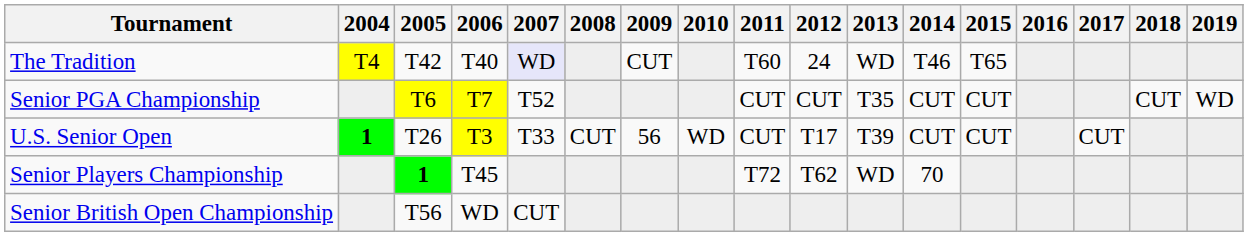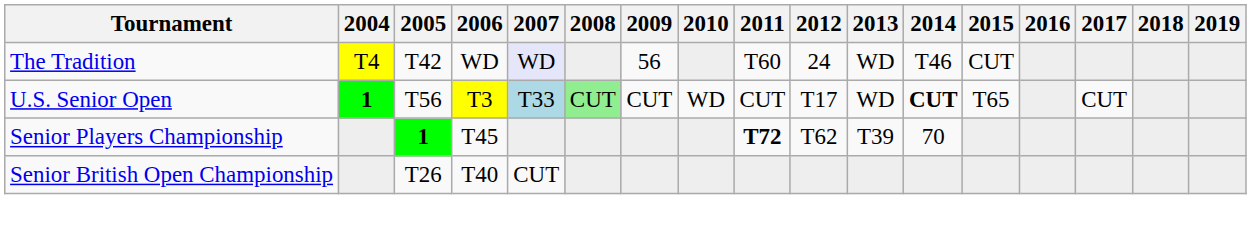(480, 61) T40 -> (480, 61) WD
(649, 61) CUT -> (649, 61) 56
(988, 61) T65 -> (991, 61) CUT
- row: (135, 99)
(423, 137) T26 -> (423, 99) T56
(536, 137) no background -> (536, 99) lightblue background
(593, 137) no background -> (593, 99) lightgreen background
(649, 137) 56 -> (649, 99) CUT
(875, 137) T39 -> (875, 99) WD
(932, 137) normal -> (933, 99) bold
(988, 137) CUT -> (991, 99) T65
(762, 174) normal -> (762, 137) bold
(875, 174) WD -> (875, 137) T39
(423, 212) T56 -> (423, 174) T26
(480, 212) WD -> (480, 174) T40
